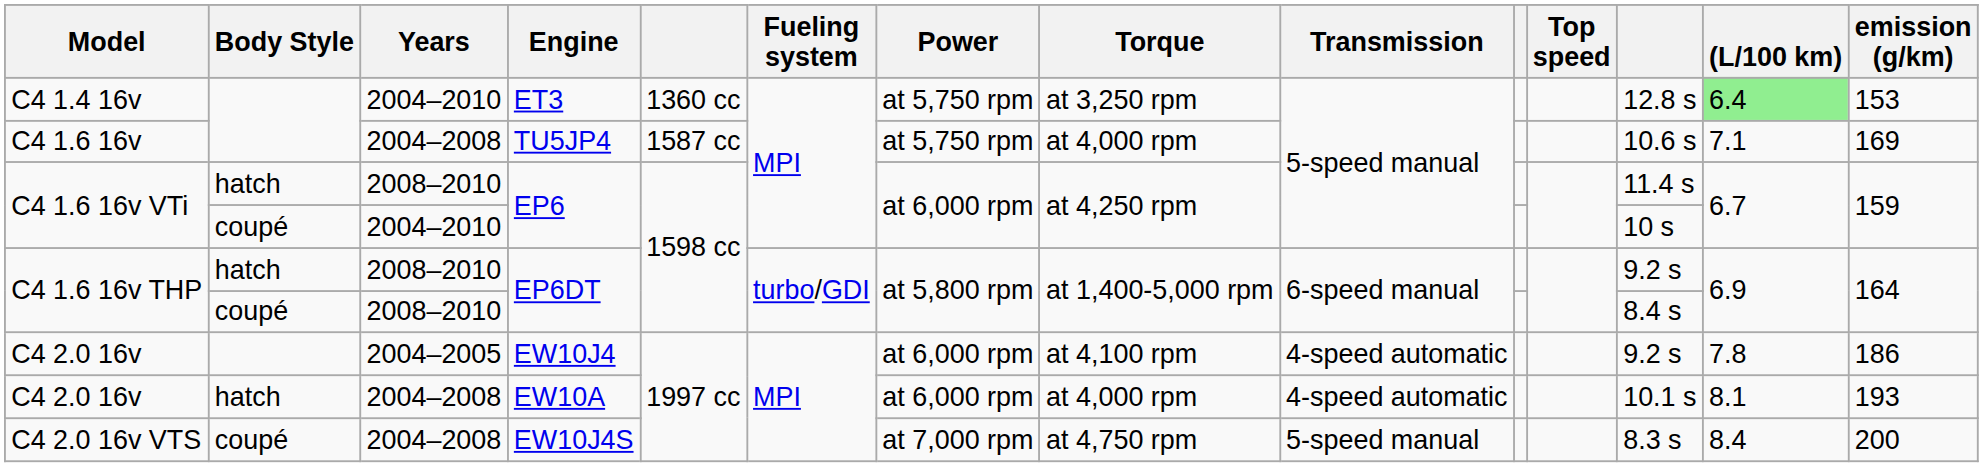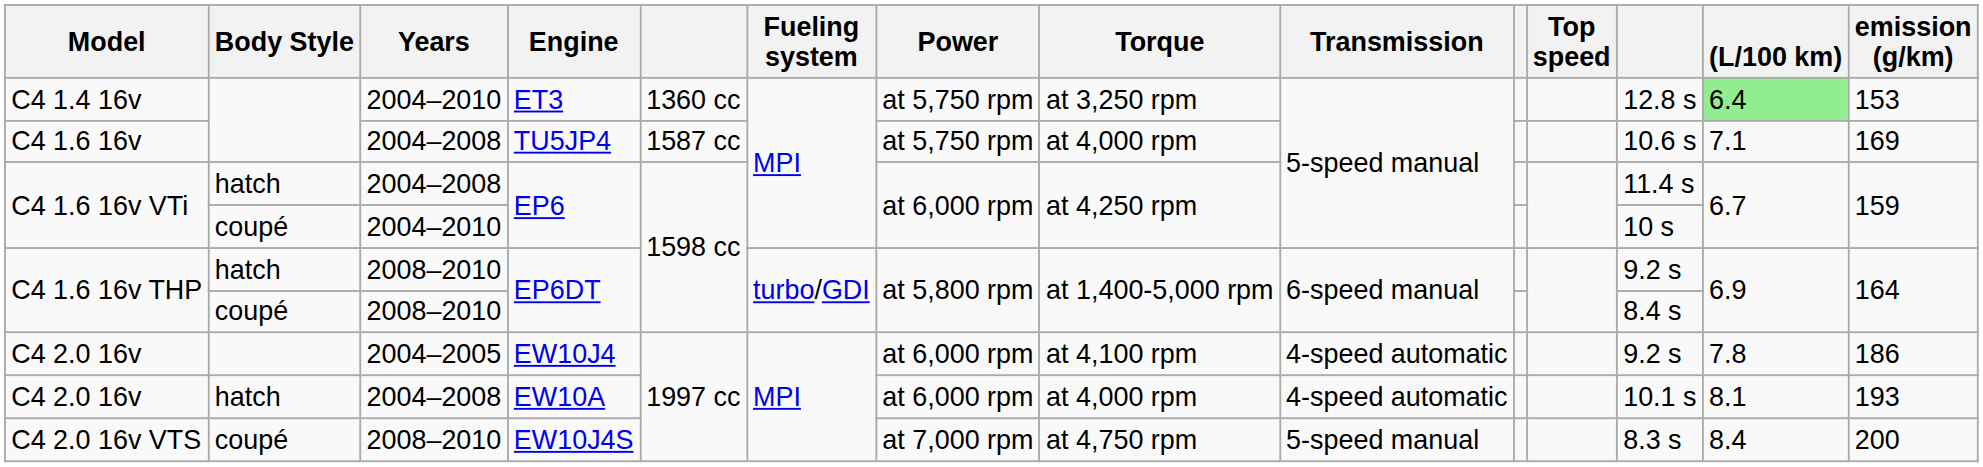(434, 184) 2008–2010 -> (434, 184) 2004–2008
(434, 439) 2004–2008 -> (434, 439) 2008–2010
